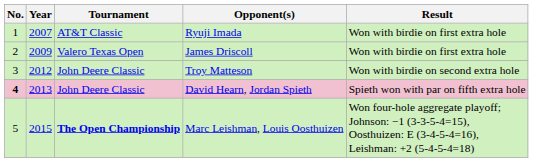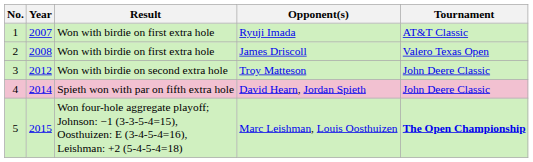columns swapped: (119, 14) <-> (437, 14)
(40, 51) 2009 -> (40, 51) 2008
(15, 89) bold -> (15, 89) normal
(40, 89) 2013 -> (40, 89) 2014
